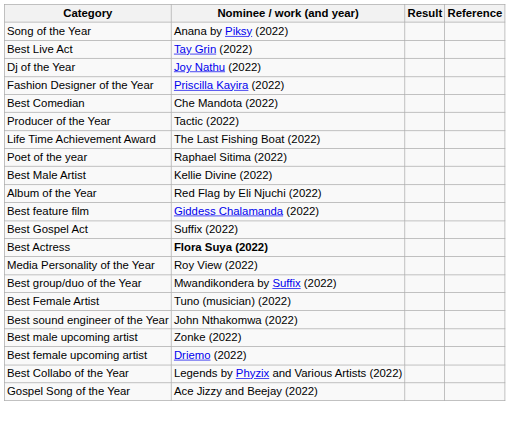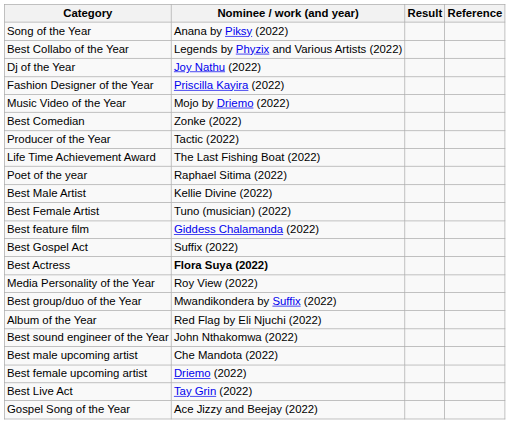rows swapped: (68, 373) <-> (40, 49)
+ row: (67, 103)
(226, 103) Che Mandota (2022) -> (208, 121) Zonke (2022)
rows swapped: (53, 301) <-> (52, 193)
(208, 337) Zonke (2022) -> (226, 355) Che Mandota (2022)
